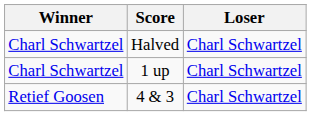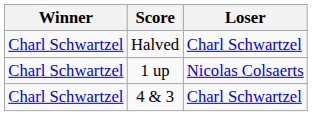(244, 70) Charl Schwartzel -> (245, 70) Nicolas Colsaerts
(56, 96) Retief Goosen -> (66, 96) Charl Schwartzel
